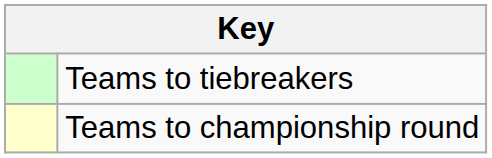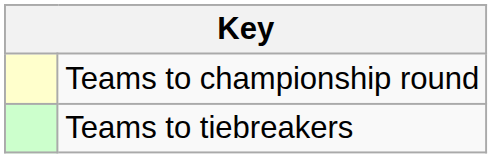rows swapped: (272, 127) <-> (209, 78)
